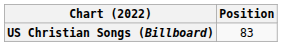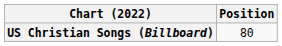(247, 32) 83 -> (247, 32) 80
